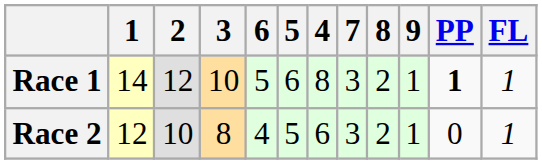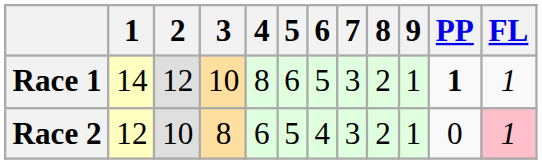columns swapped: (322, 29) <-> (262, 29)
(508, 132) no background -> (508, 132) pink background
